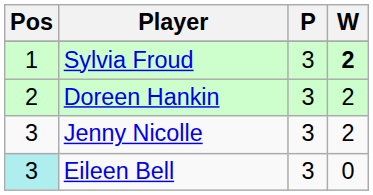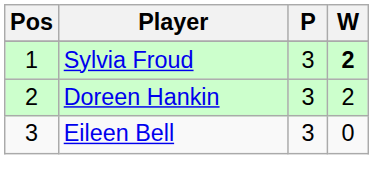- row: (133, 134)
(32, 171) paleturquoise background -> (32, 134) no background
